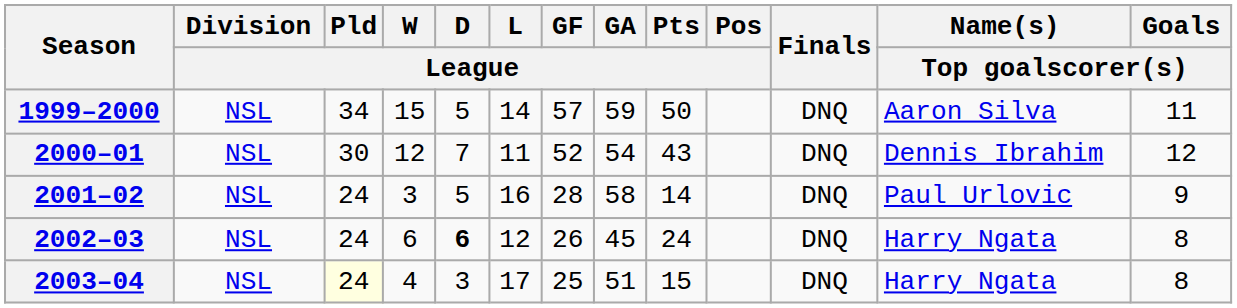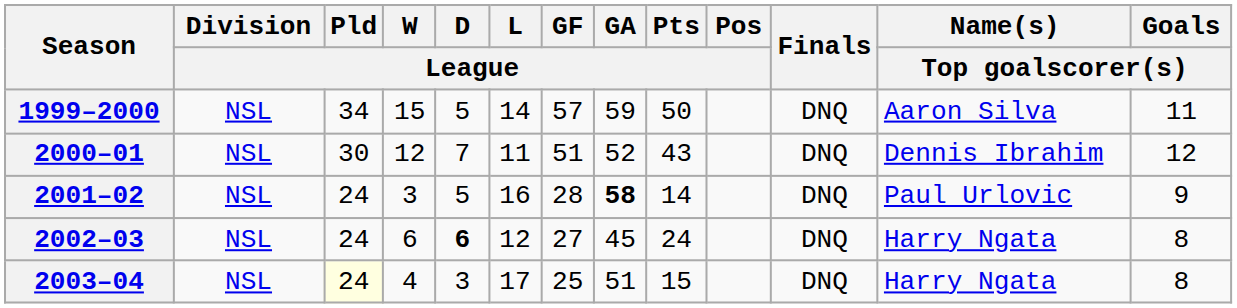(568, 154) 52 -> (568, 154) 51
(620, 154) 54 -> (620, 154) 52
(620, 197) normal -> (620, 197) bold
(568, 239) 26 -> (568, 239) 27
